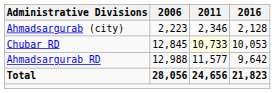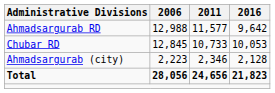rows swapped: (54, 60) <-> (65, 28)
(210, 44) lightyellow background -> (210, 44) no background
